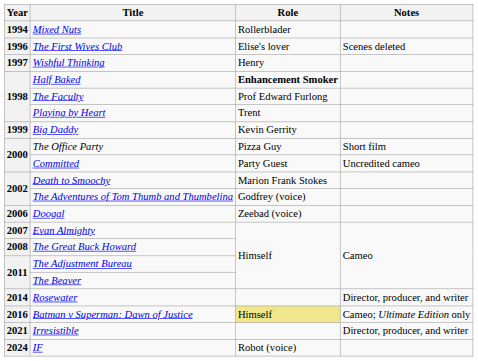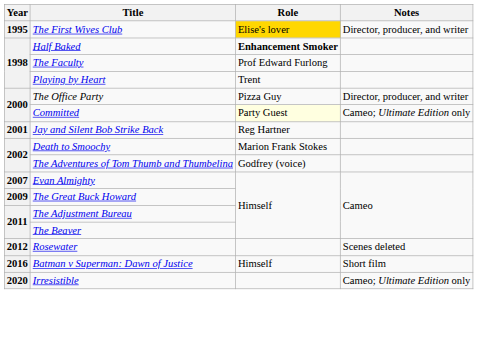- row: (57, 29)
(17, 46) 1996 -> (17, 29) 1995
(264, 46) no background -> (264, 29) gold background
(374, 46) Scenes deleted -> (406, 29) Director, producer, and writer
- row: (69, 63)
- row: (55, 130)
(364, 146) Short film -> (406, 96) Director, producer, and writer
(263, 163) no background -> (263, 113) lightyellow background
(381, 163) Uncredited cameo -> (407, 113) Cameo; Ultimate Edition only
+ row: (98, 130)
- row: (49, 213)
(17, 247) 2008 -> (17, 197) 2009
(17, 297) 2014 -> (17, 247) 2012
(406, 297) Director, producer, and writer -> (374, 247) Scenes deleted
(255, 314) khaki background -> (255, 264) no background
(407, 314) Cameo; Ultimate Edition only -> (364, 264) Short film
(17, 331) 2021 -> (17, 280) 2020
(406, 331) Director, producer, and writer -> (407, 280) Cameo; Ultimate Edition only
- row: (38, 347)
